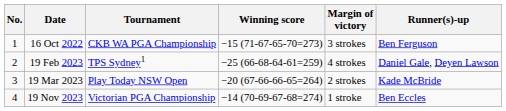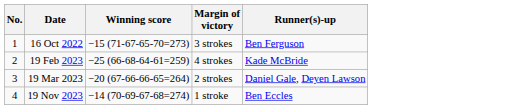- column: (152, 19)
(438, 62) Daniel Gale, Deyen Lawson -> (276, 61) Kade McBride
(410, 80) Kade McBride -> (305, 78) Daniel Gale, Deyen Lawson
